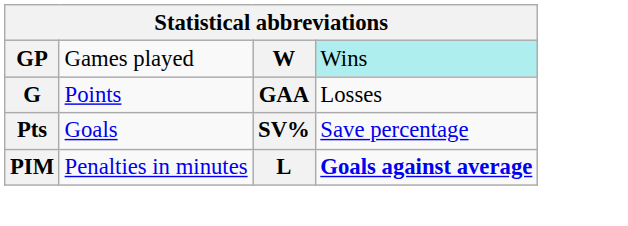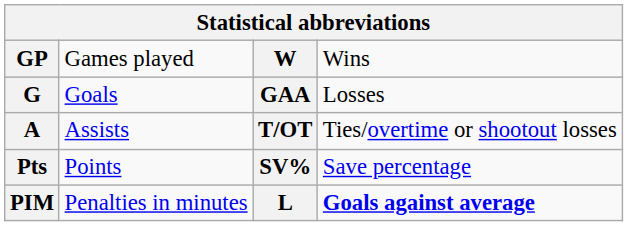(344, 58) paleturquoise background -> (346, 58) no background
(93, 94) Points -> (91, 94) Goals
+ row: (32, 130)
(91, 130) Goals -> (93, 166) Points
